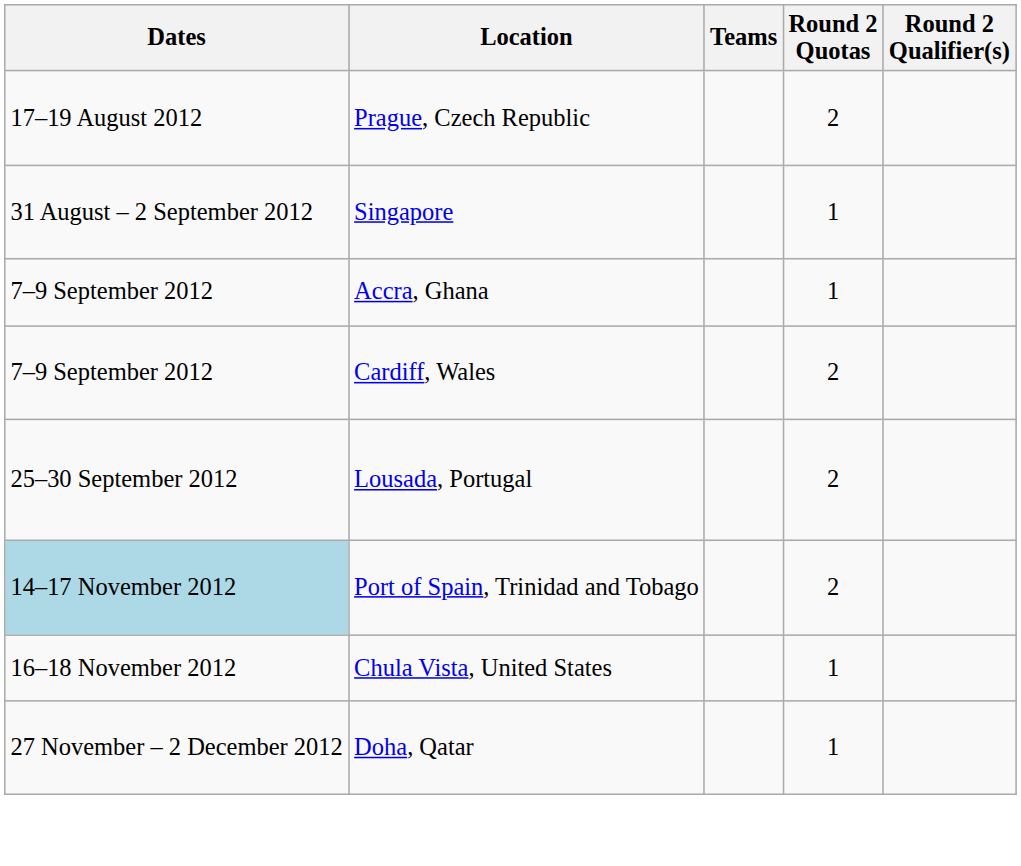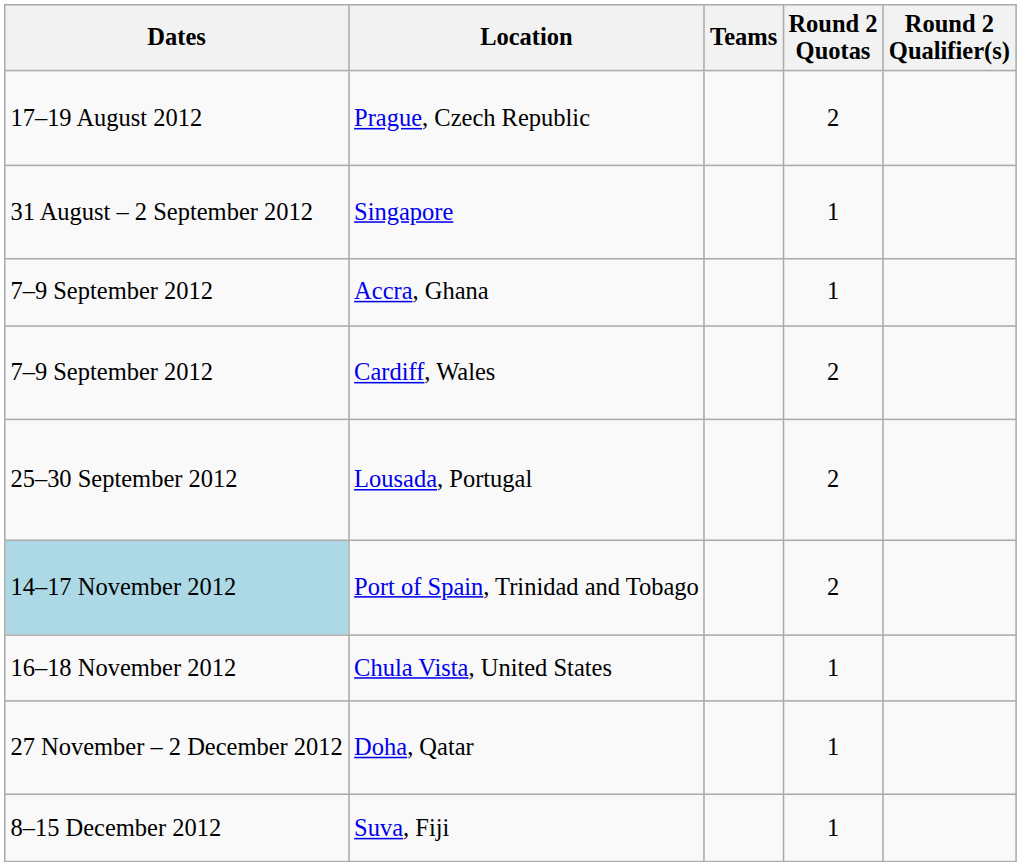+ row: (402, 827)
